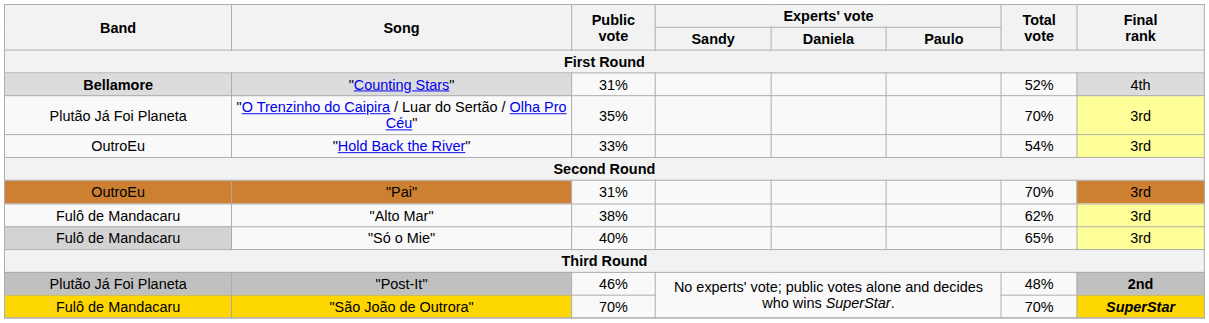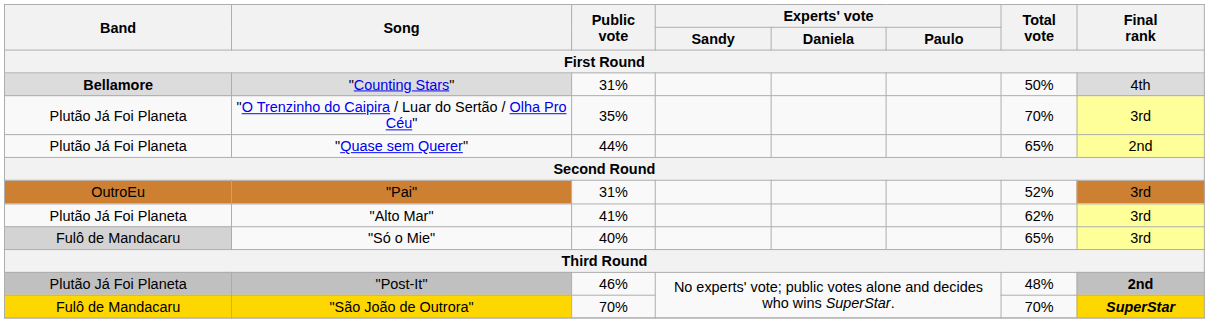(1039, 85) 52% -> (1039, 85) 50%
- row: (402, 147)
+ row: (402, 147)
(1039, 192) 70% -> (1039, 192) 52%
(118, 215) Fulô de Mandacaru -> (118, 215) Plutão Já Foi Planeta
(613, 215) 38% -> (613, 215) 41%
